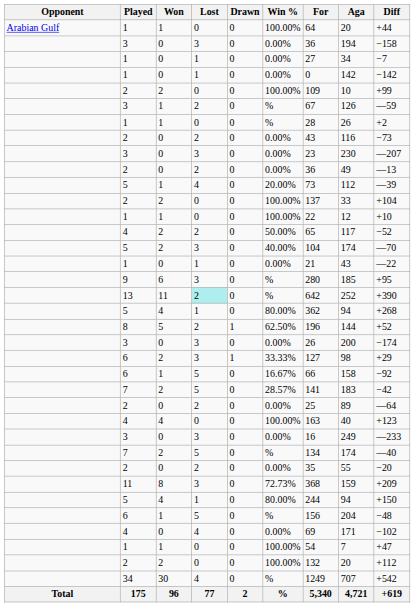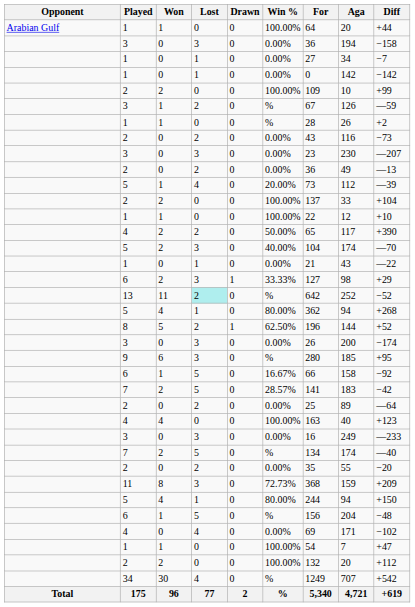(384, 232) −52 -> (387, 232) +390
rows swapped: (125, 358) <-> (125, 279)
(387, 295) +390 -> (384, 295) −52
